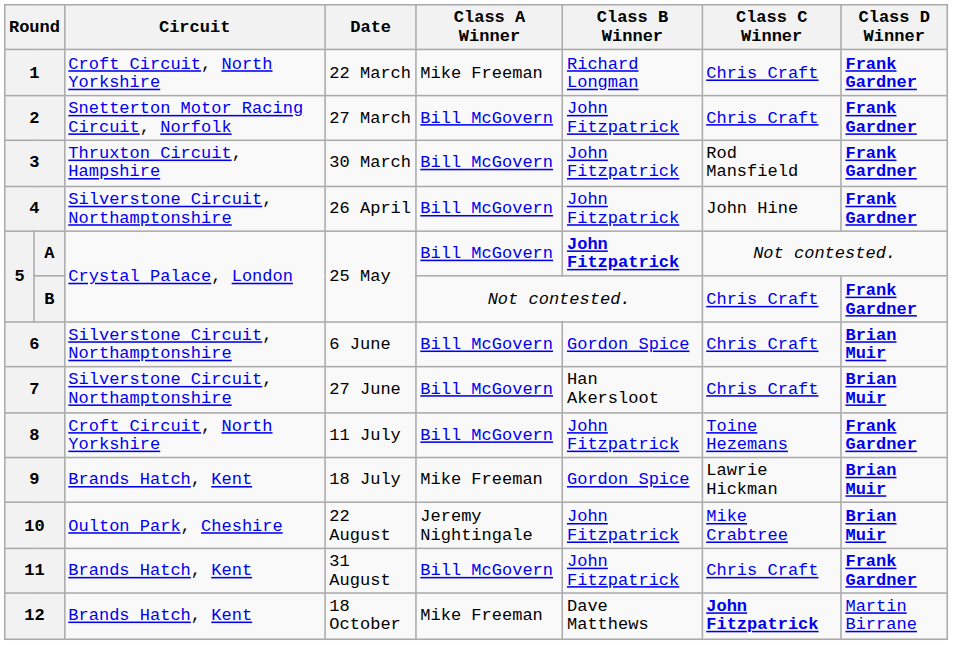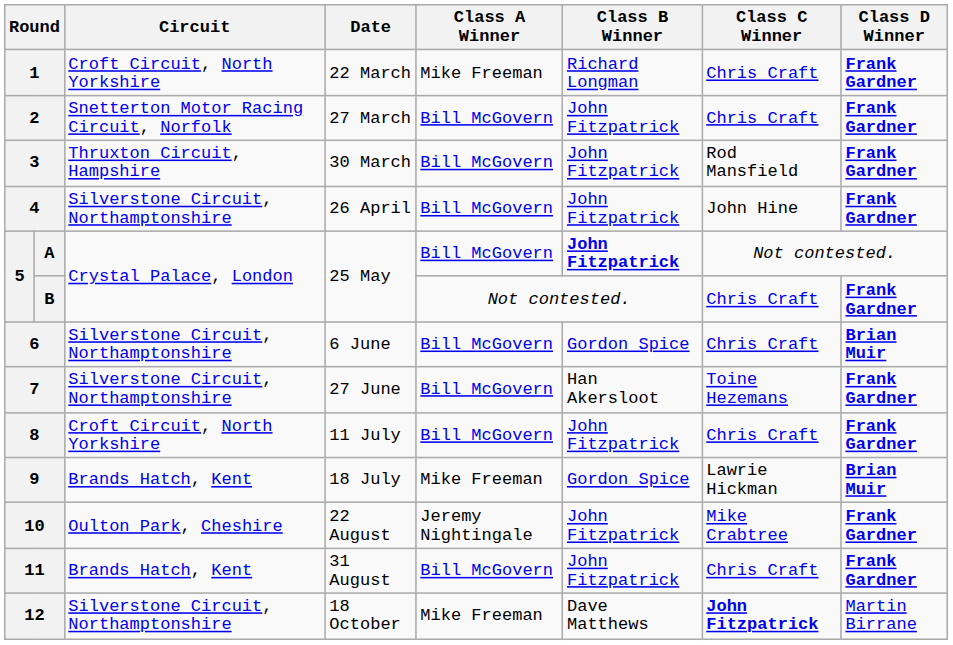(762, 390) Chris Craft -> (747, 390) Toine Hezemans
(871, 390) Brian Muir -> (881, 390) Frank Gardner
(747, 435) Toine Hezemans -> (762, 435) Chris Craft
(871, 526) Brian Muir -> (881, 526) Frank Gardner
(160, 616) Brands Hatch, Kent -> (170, 616) Silverstone Circuit, Northamptonshire
